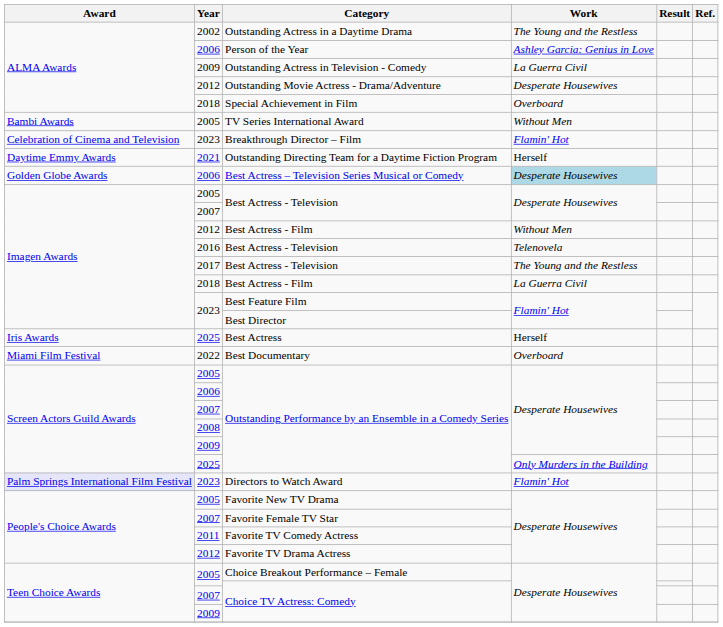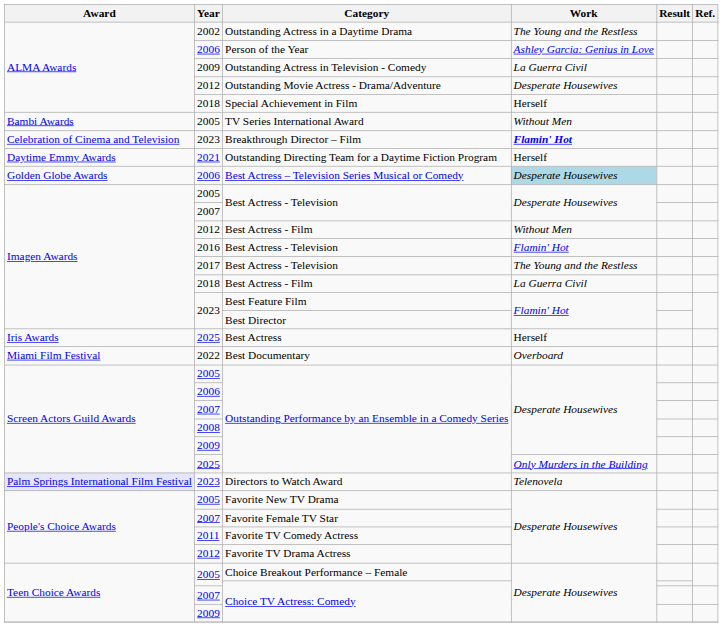(538, 103) Overboard -> (530, 103) Herself
(541, 139) normal -> (543, 139) bold
(538, 247) Telenovela -> (541, 247) Flamin' Hot
(541, 481) Flamin' Hot -> (538, 481) Telenovela
